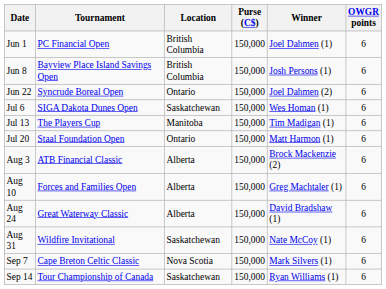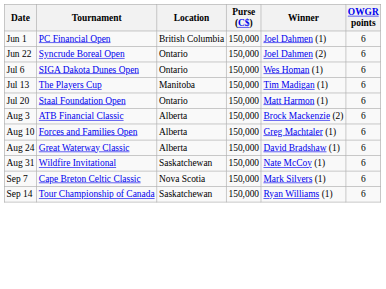- row: (17, 71)
(193, 108) Saskatchewan -> (173, 70) Ontario
